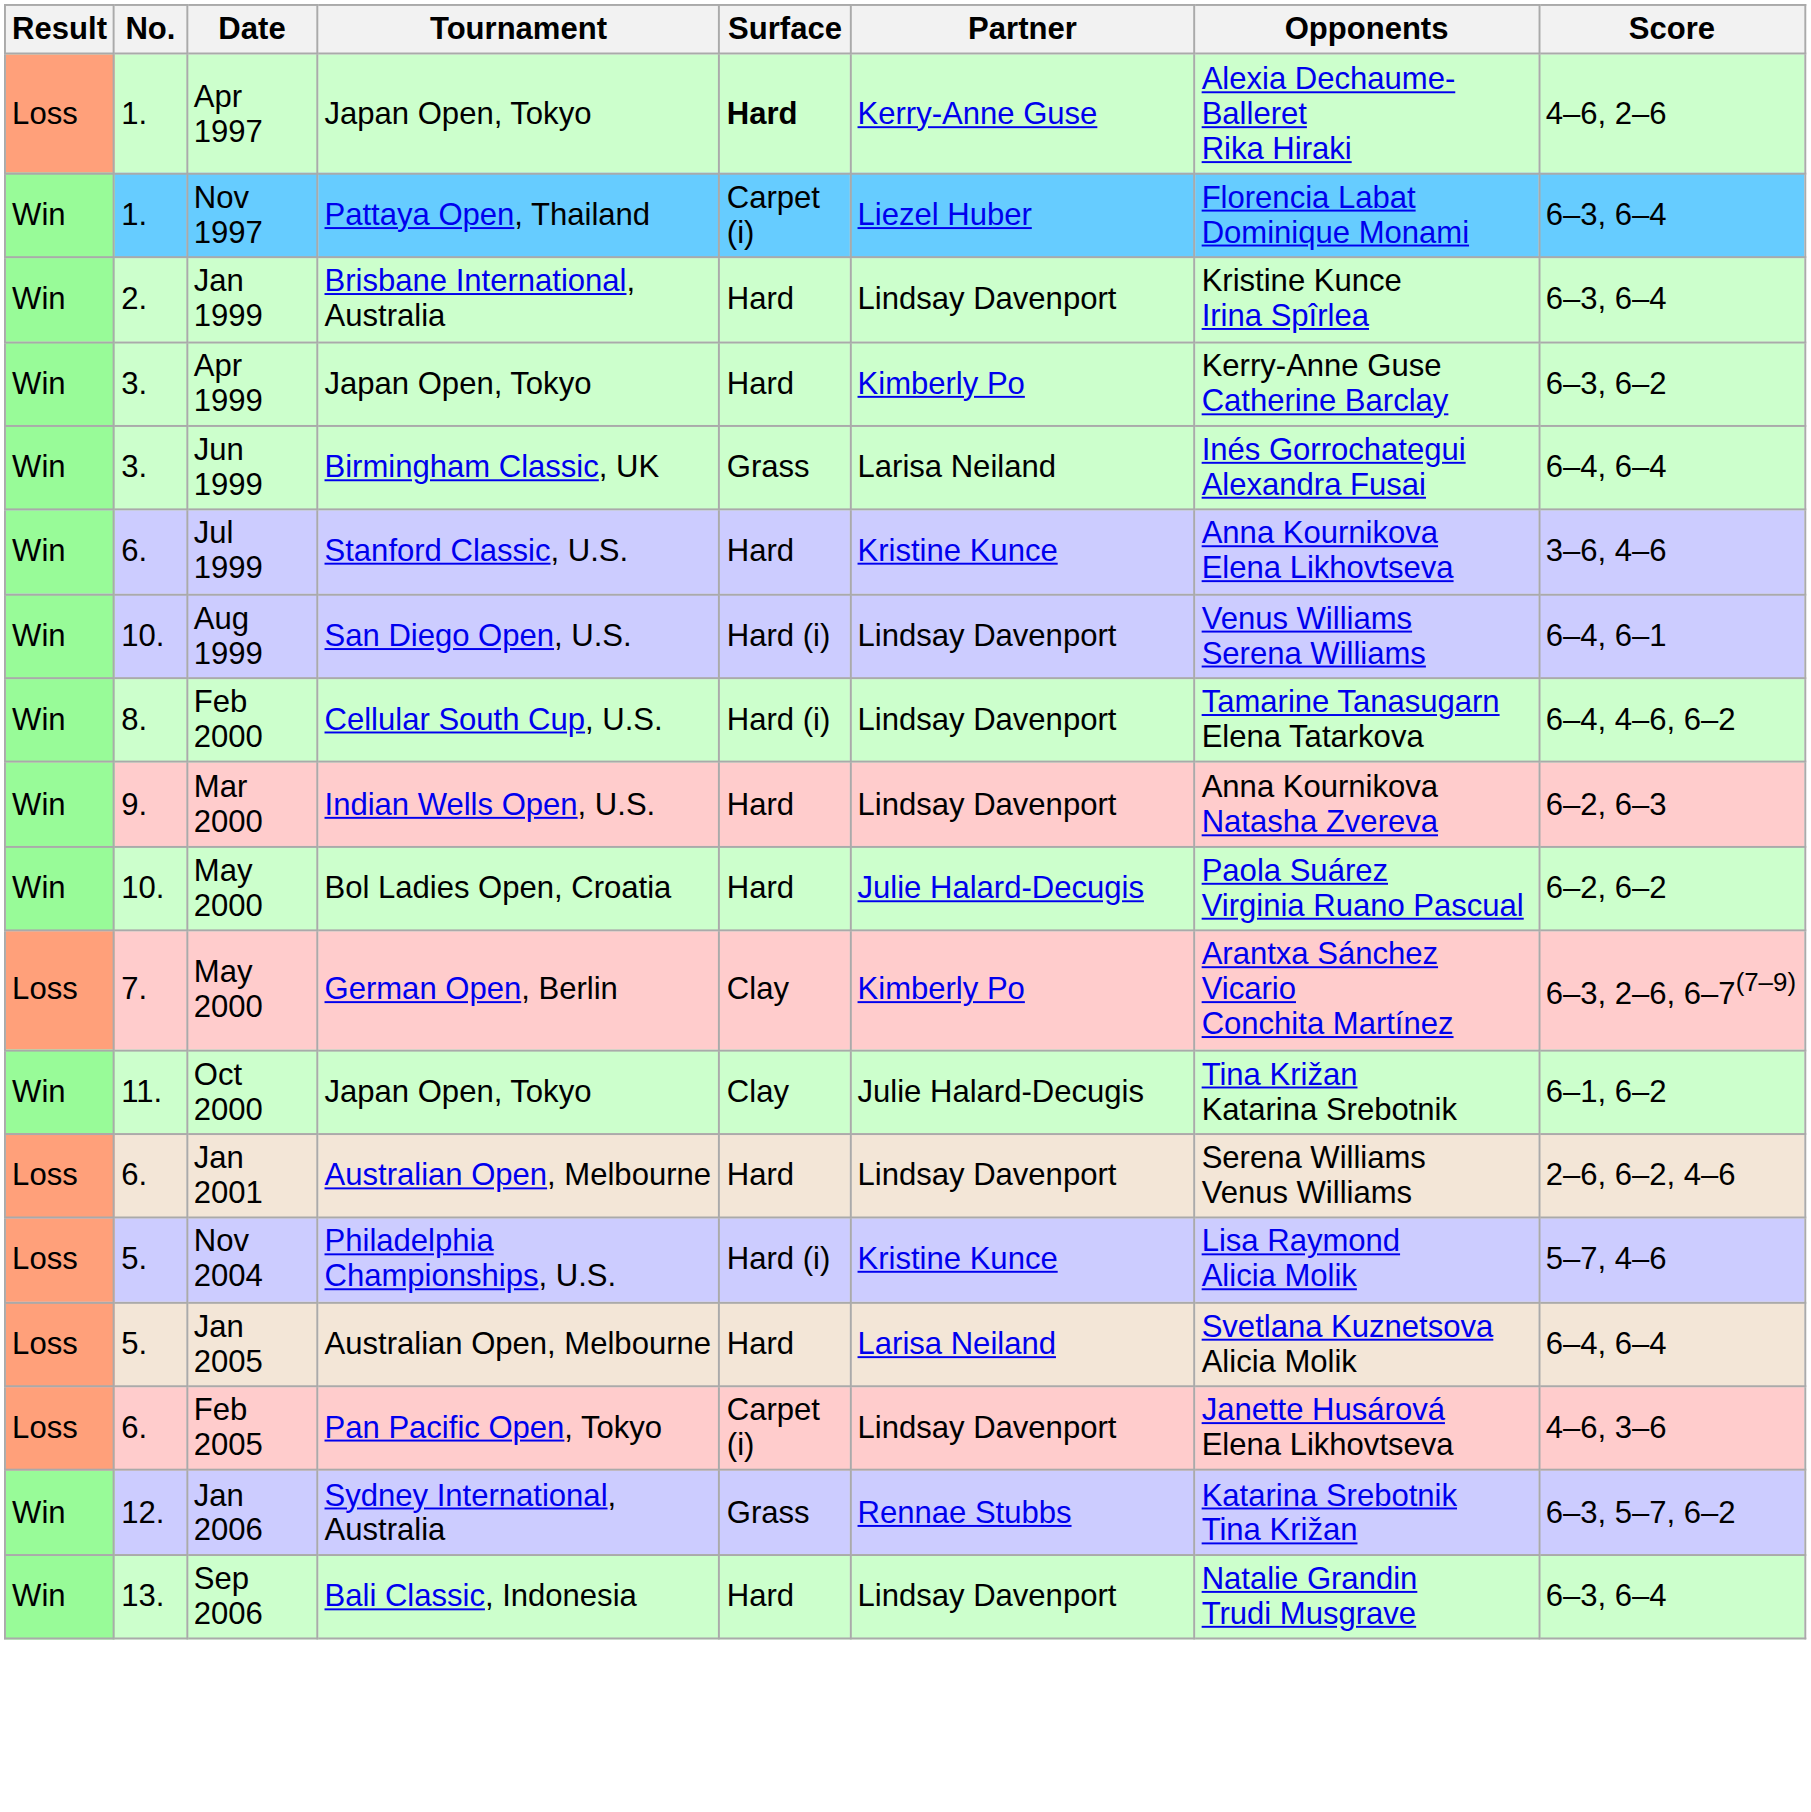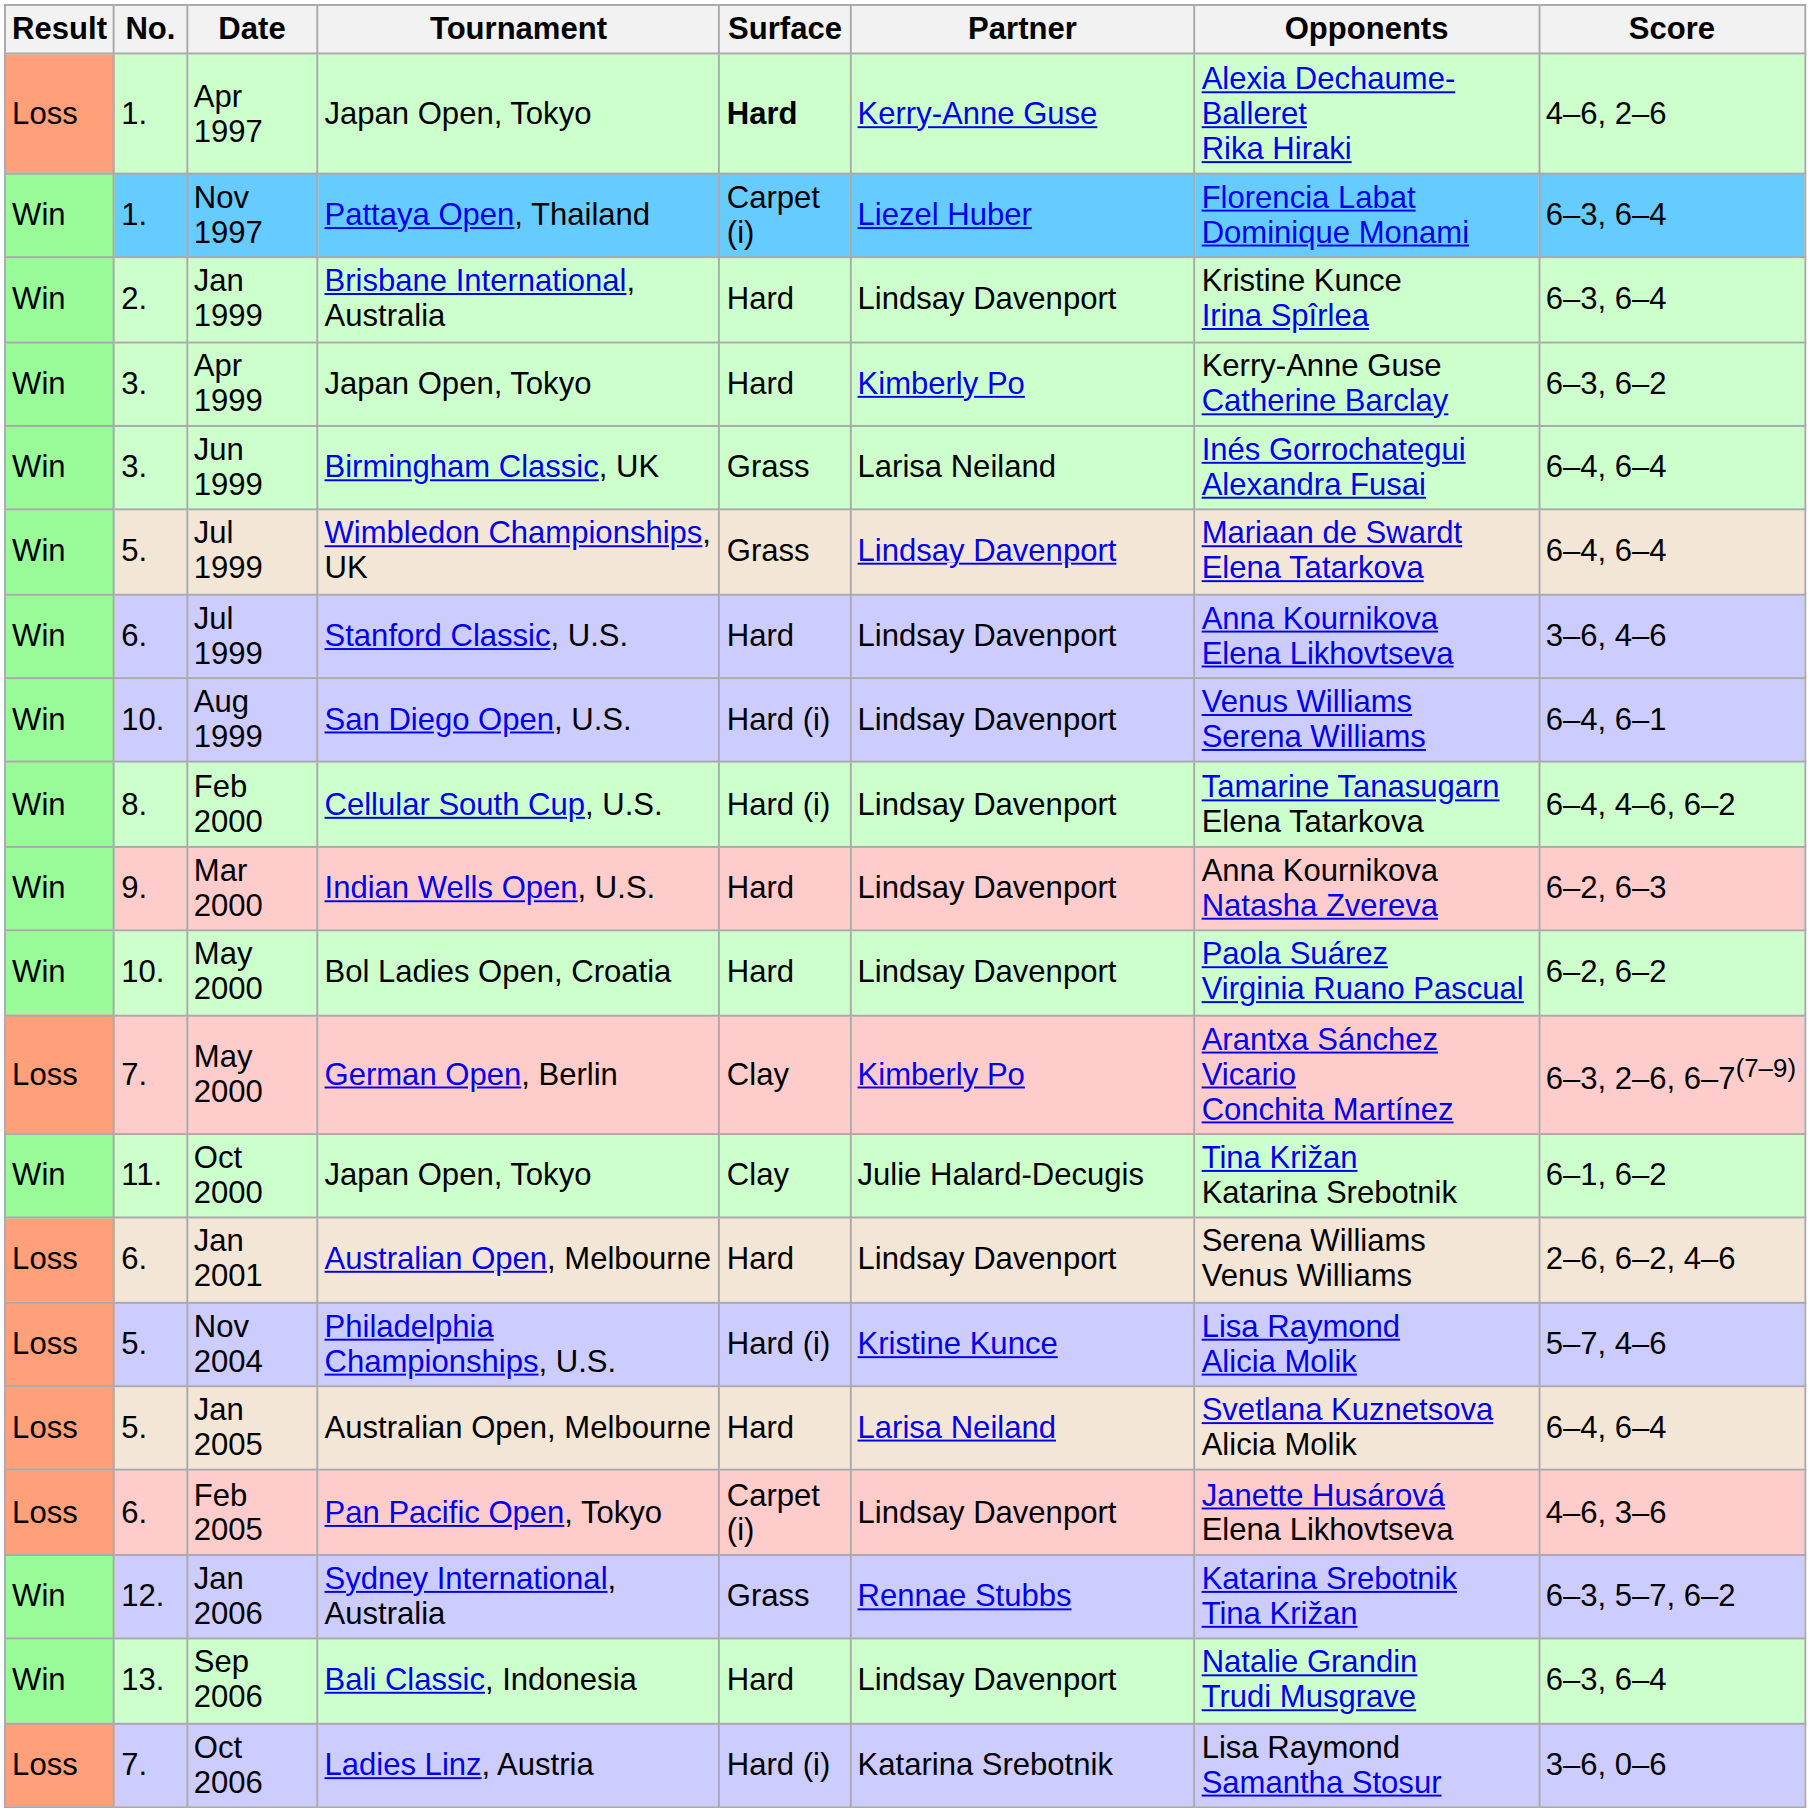+ row: (228, 551)
(958, 551) Kristine Kunce -> (987, 635) Lindsay Davenport
(1001, 888) Julie Halard-Decugis -> (987, 972) Lindsay Davenport
+ row: (228, 1764)
